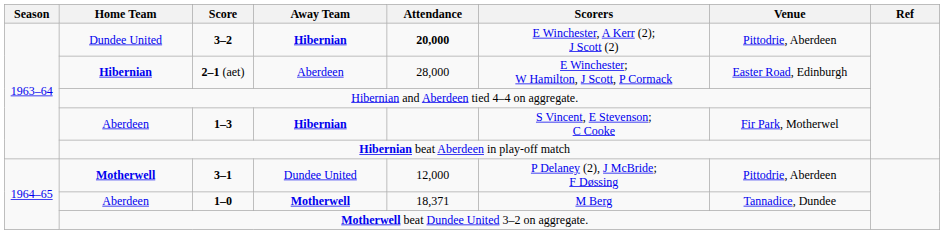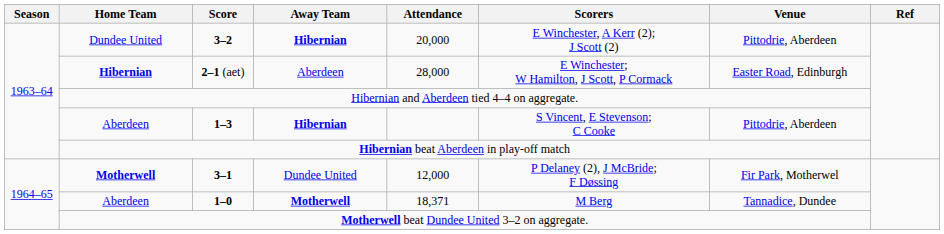(433, 39) bold -> (433, 39) normal
(790, 123) Fir Park, Motherwel -> (790, 123) Pittodrie, Aberdeen
(790, 175) Pittodrie, Aberdeen -> (790, 175) Fir Park, Motherwel
